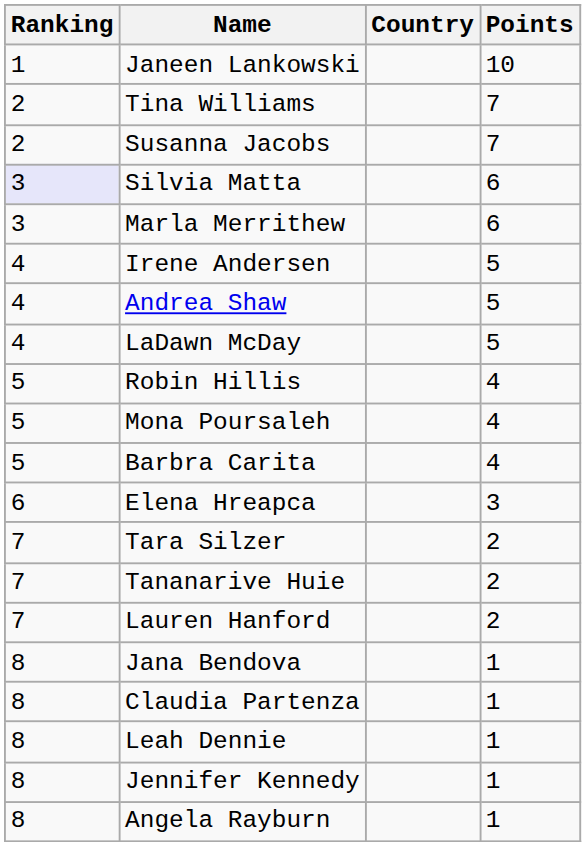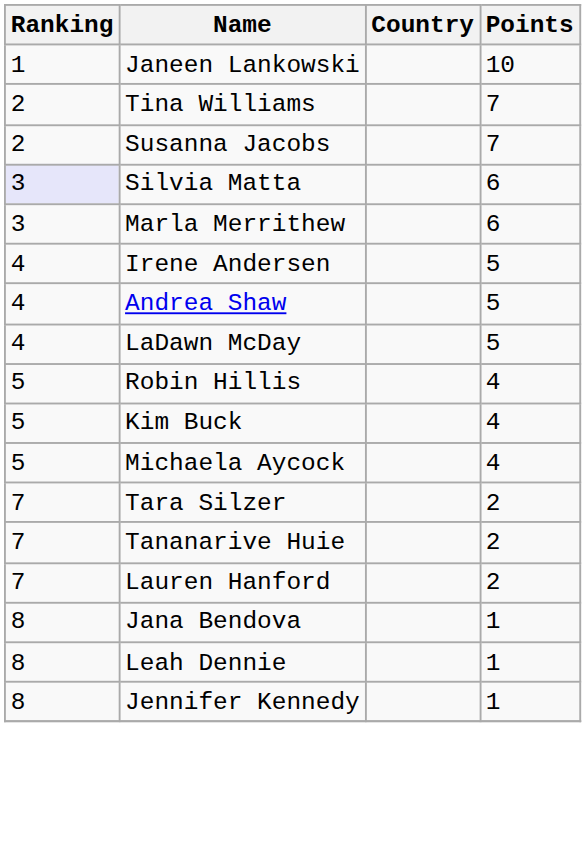+ row: (184, 423)
- row: (228, 423)
- row: (220, 463)
+ row: (235, 463)
- row: (220, 503)
- row: (242, 702)
- row: (228, 822)
